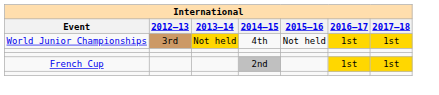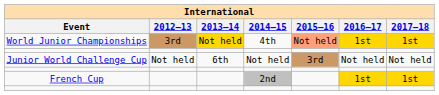(304, 41) no background -> (315, 41) lightsalmon background
+ row: (77, 60)
